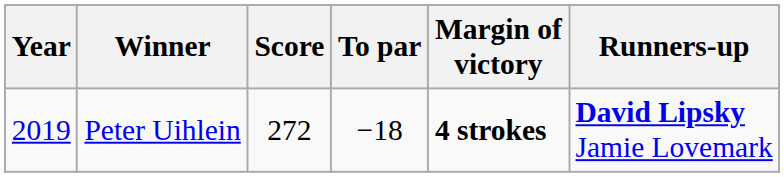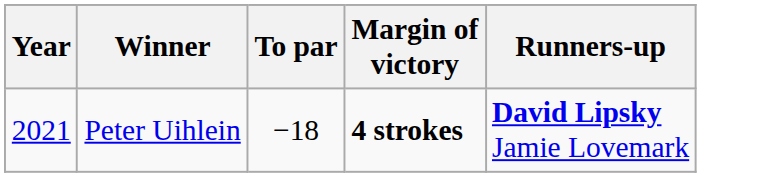- column: (289, 46)
(41, 129) 2019 -> (41, 129) 2021
